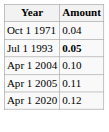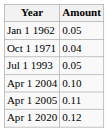+ row: (31, 30)
(72, 48) bold -> (72, 65) normal
